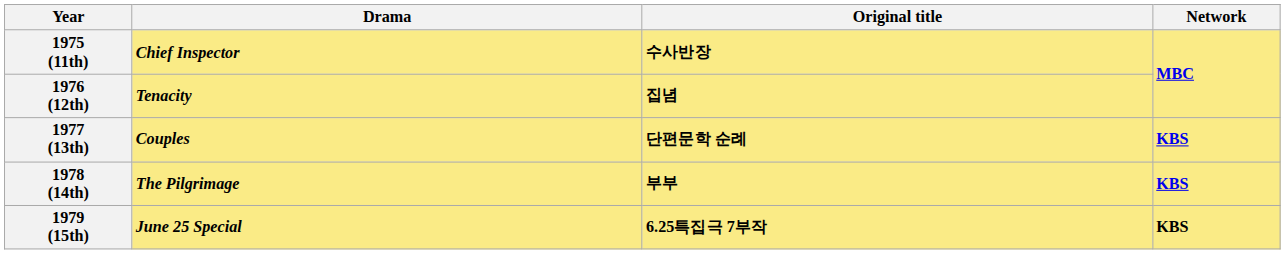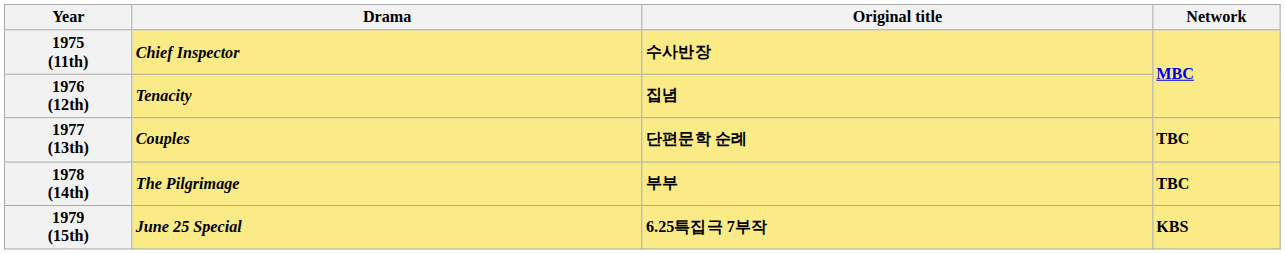(1172, 139) KBS -> (1173, 139) TBC
(1172, 183) KBS -> (1173, 183) TBC
